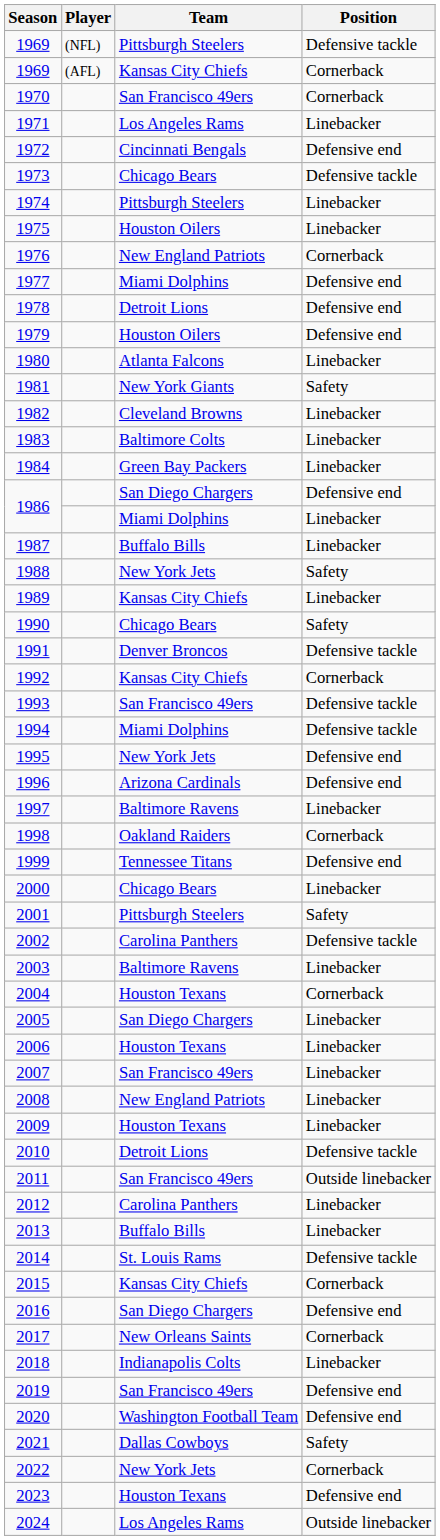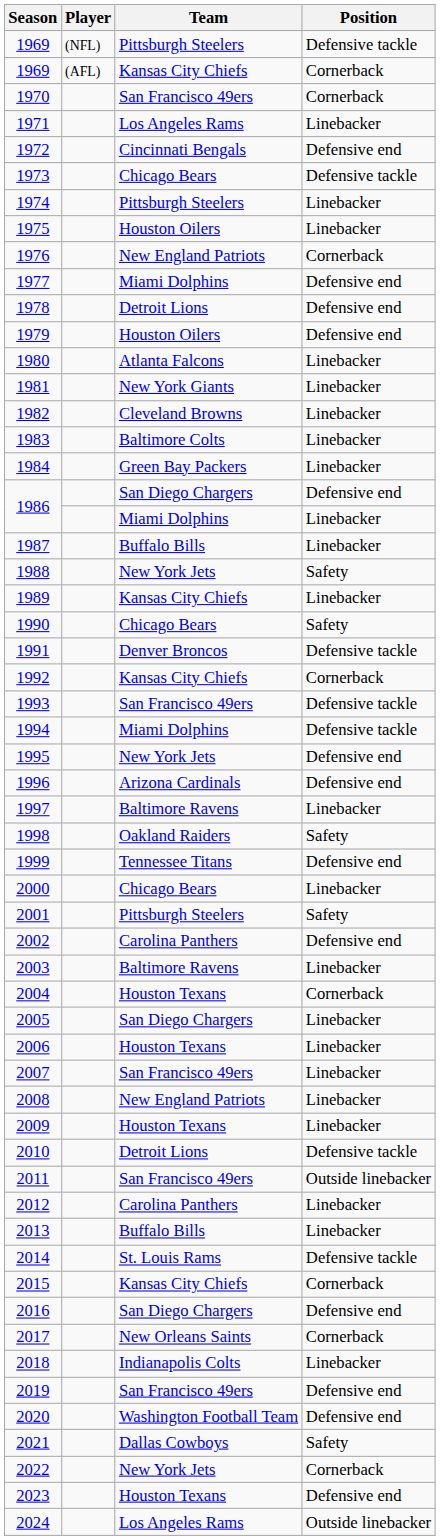(327, 387) Safety -> (343, 387) Linebacker
(345, 835) Cornerback -> (327, 835) Safety
(362, 941) Defensive tackle -> (354, 941) Defensive end
